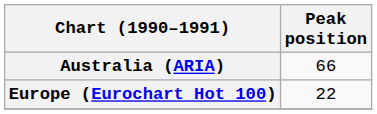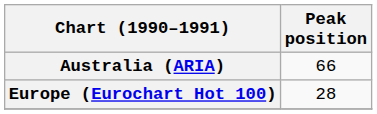(326, 94) 22 -> (326, 94) 28
